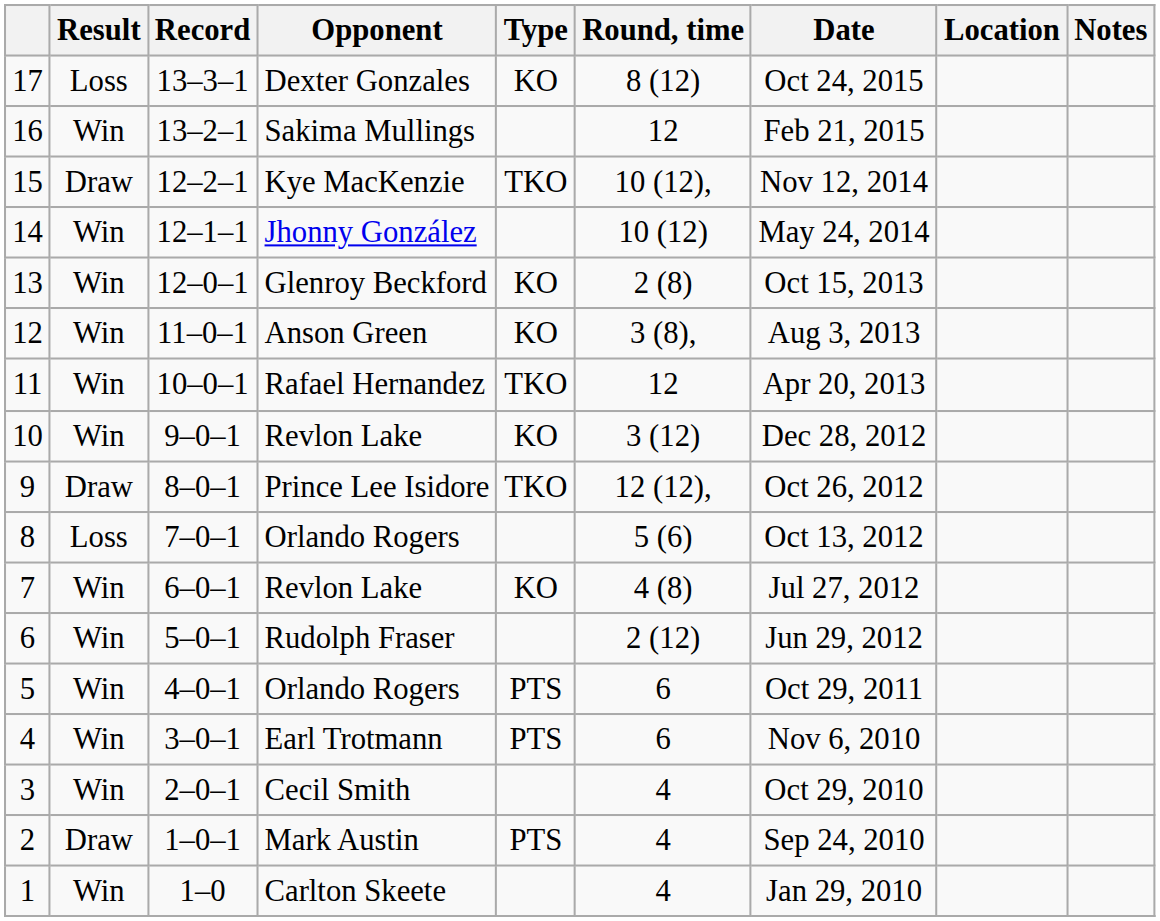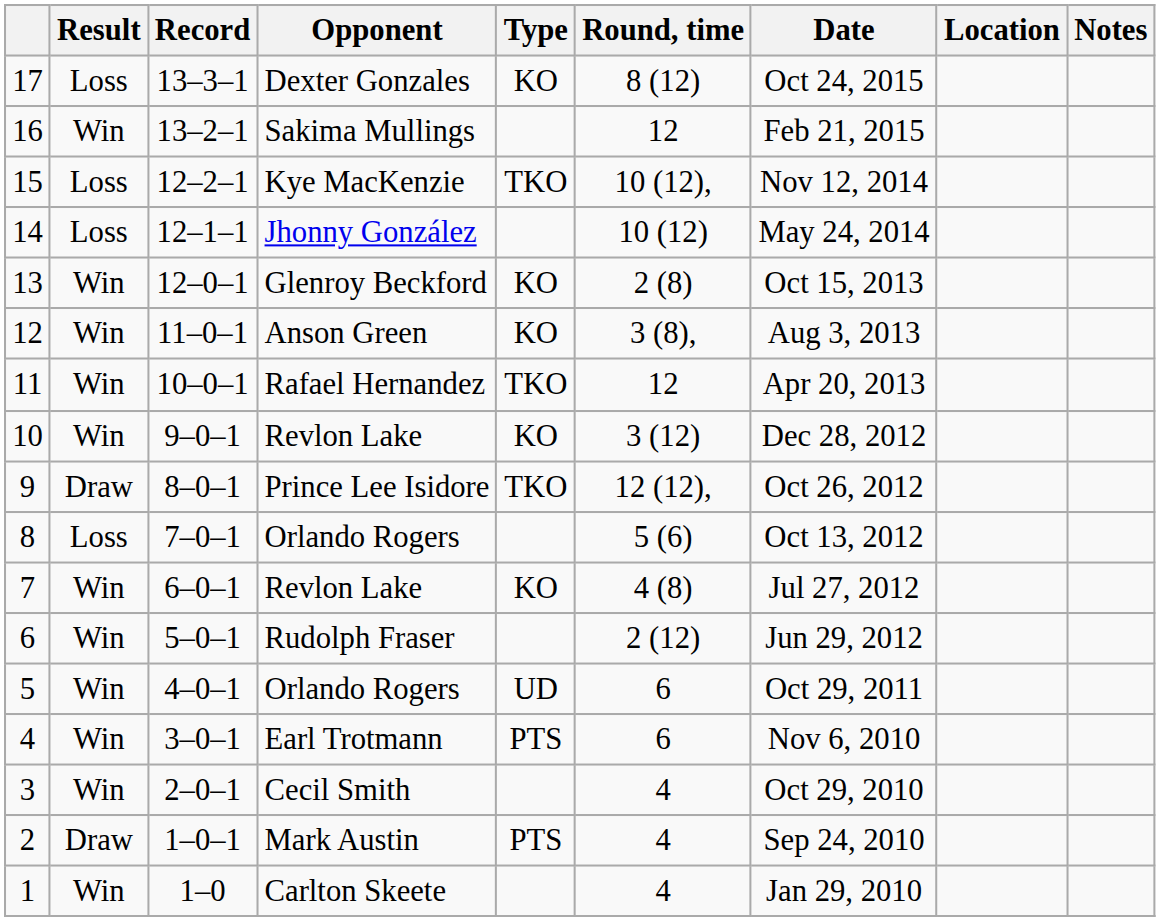(99, 181) Draw -> (99, 181) Loss
(99, 232) Win -> (99, 232) Loss
(536, 688) PTS -> (536, 688) UD
